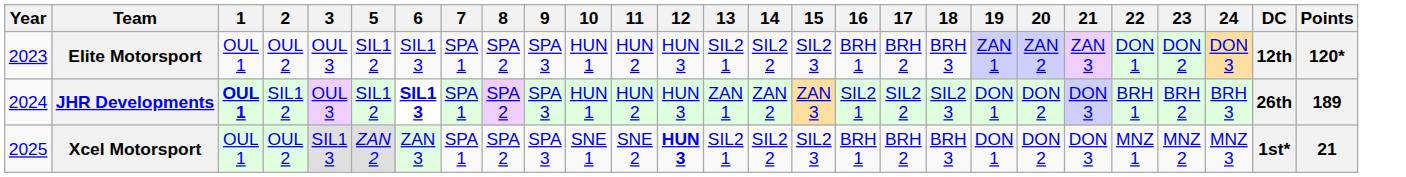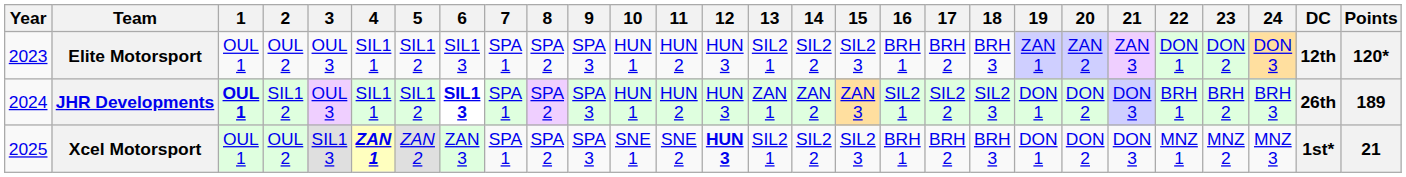+ column: (374, 18)
